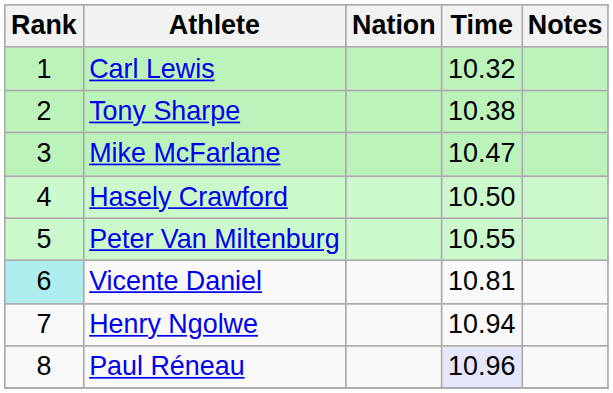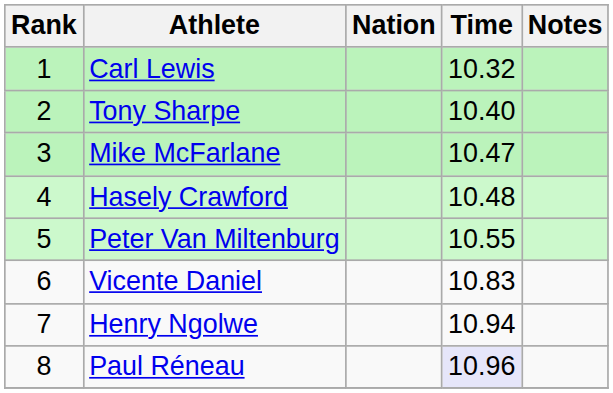(482, 111) 10.38 -> (482, 111) 10.40
(482, 196) 10.50 -> (482, 196) 10.48
(44, 281) paleturquoise background -> (44, 281) no background
(482, 281) 10.81 -> (482, 281) 10.83
